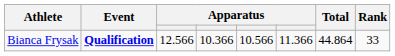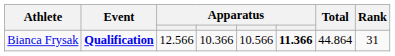(296, 41) normal -> (296, 41) bold
(373, 41) 33 -> (373, 41) 31
